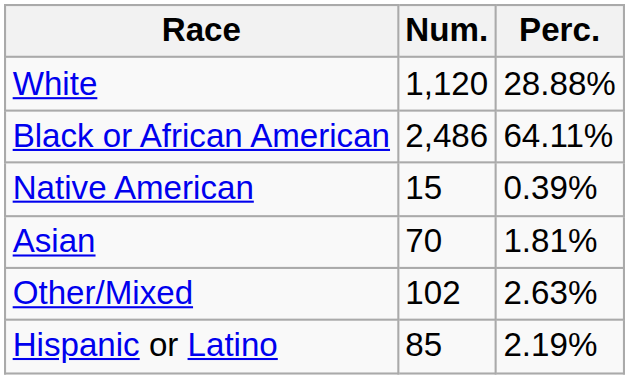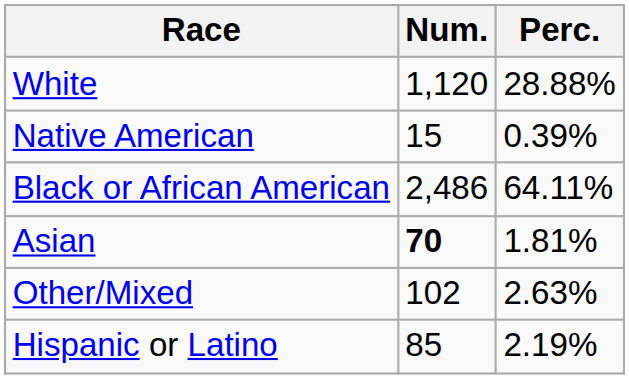rows swapped: (201, 135) <-> (133, 188)
(424, 240) normal -> (424, 240) bold
